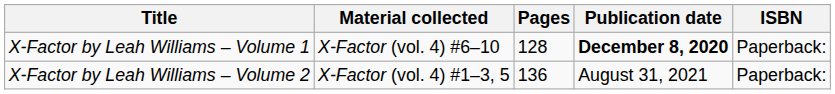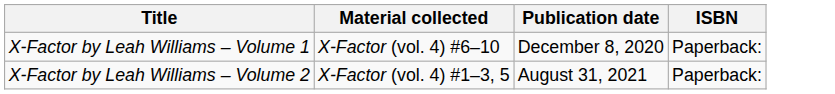- column: (544, 18)
(653, 46) bold -> (591, 46) normal
